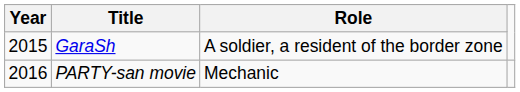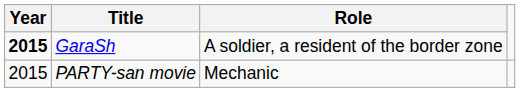(28, 45) normal -> (28, 45) bold
(28, 73) 2016 -> (28, 73) 2015
